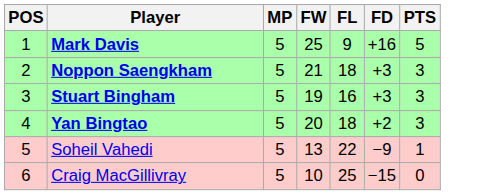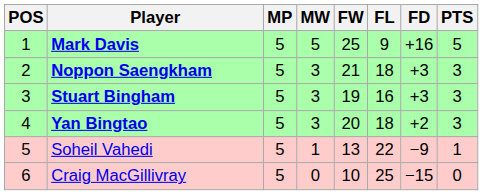+ column: (315, 17)
